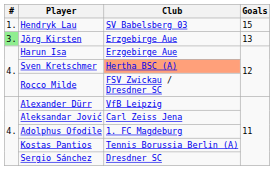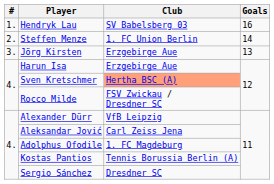(247, 25) 15 -> (247, 25) 16
+ row: (54, 39)
(11, 39) lightgreen background -> (11, 53) no background
